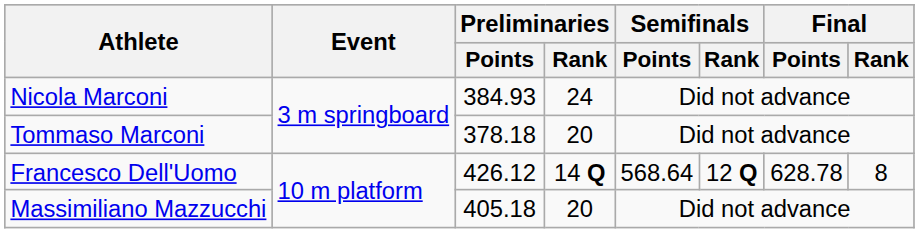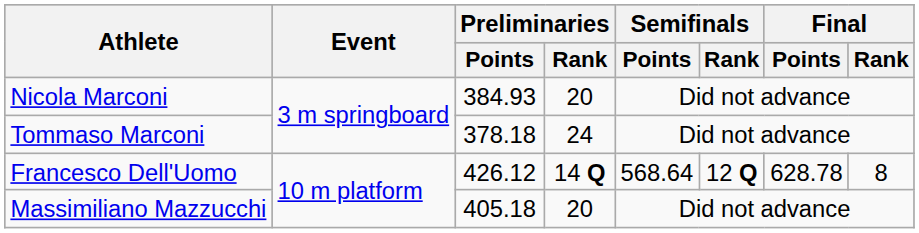(580, 97) 24 -> (580, 97) 20
(580, 134) 20 -> (580, 134) 24
